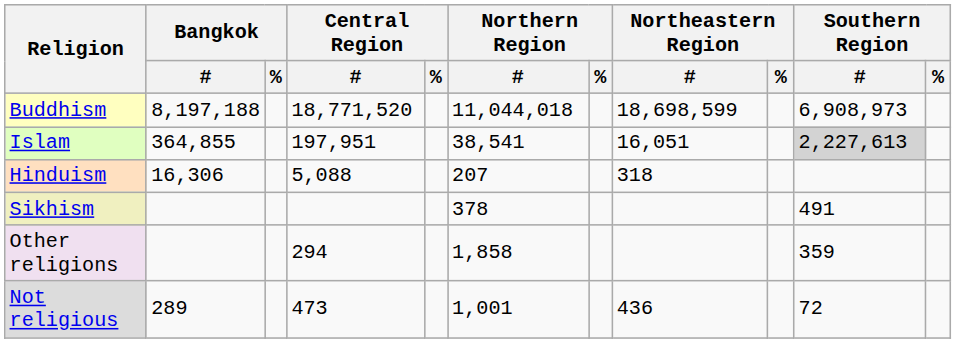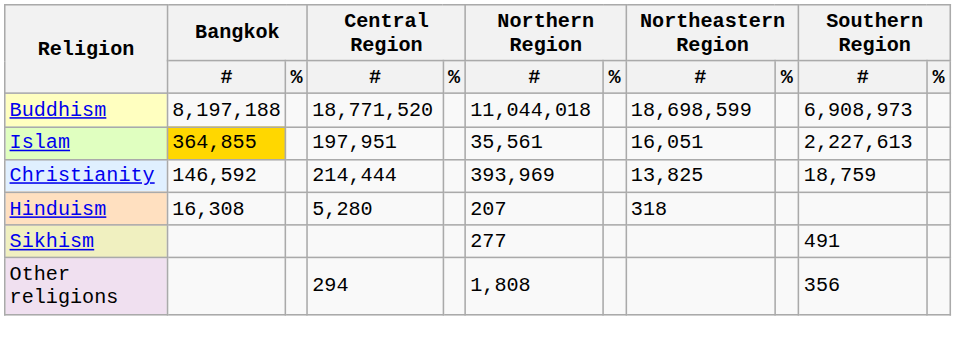(194, 143) no background -> (214, 143) gold background
(488, 143) 38,541 -> (507, 143) 35,561
(853, 143) lightgrey background -> (858, 143) no background
+ row: (82, 176)
(188, 176) 16,306 -> (208, 209) 16,308
(322, 176) 5,088 -> (342, 209) 5,280
(470, 209) 378 -> (488, 241) 277
(482, 253) 1,858 -> (500, 286) 1,808
(817, 253) 359 -> (822, 286) 356
- row: (64, 309)
